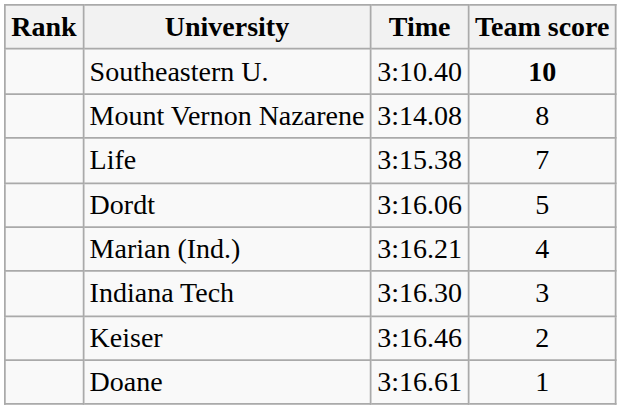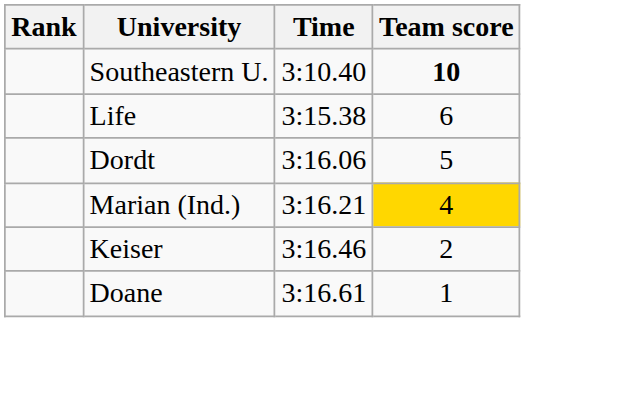- row: (227, 115)
(542, 159) 7 -> (446, 115) 6
(542, 248) no background -> (446, 204) gold background
- row: (162, 293)
